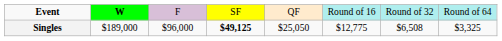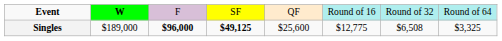(178, 28) normal -> (178, 28) bold
(294, 28) $25,050 -> (294, 28) $25,600
